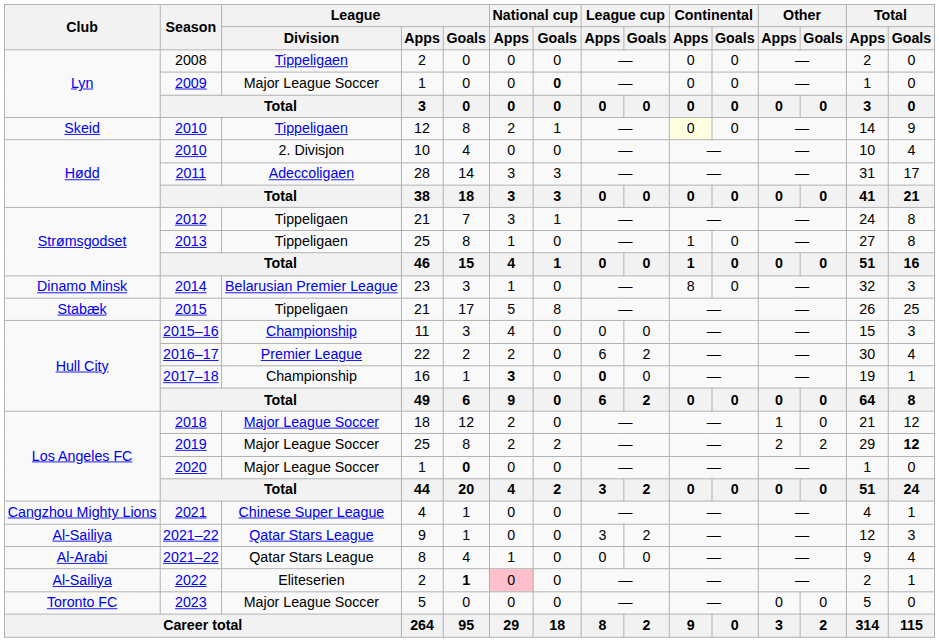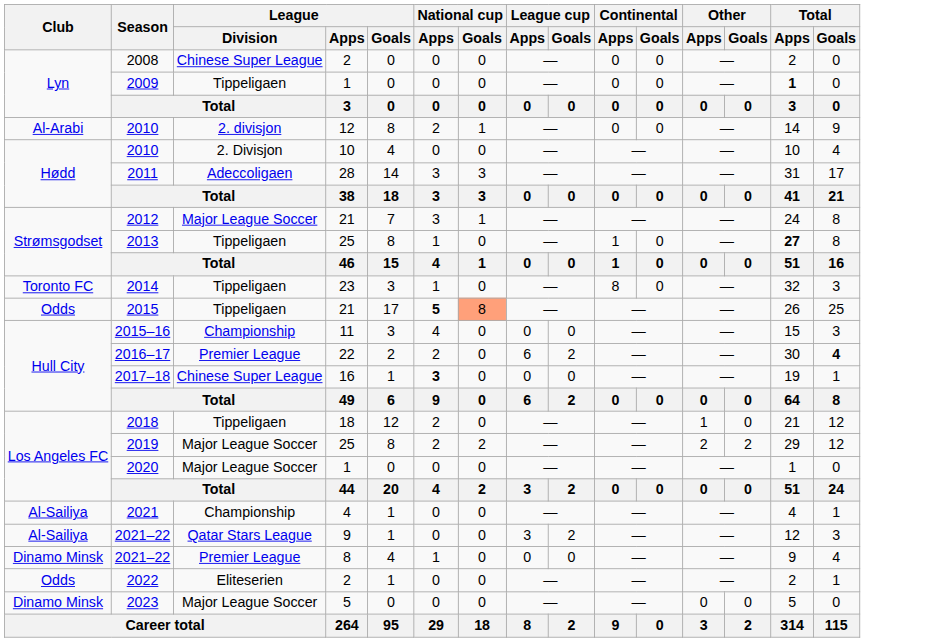(311, 60) Tippeligaen -> (250, 60) Chinese Super League
(311, 83) Major League Soccer -> (250, 83) Tippeligaen
(557, 83) bold -> (482, 83) normal
(867, 83) normal -> (792, 83) bold
(82, 128) Skeid -> (58, 128) Al-Arabi
(311, 128) Tippeligaen -> (250, 128) 2. divisjon
(691, 128) lightyellow background -> (615, 128) no background
(311, 219) Tippeligaen -> (250, 219) Major League Soccer
(867, 241) normal -> (792, 241) bold
(82, 286) Dinamo Minsk -> (58, 286) Toronto FC
(311, 286) Belarusian Premier League -> (250, 286) Tippeligaen
(82, 309) Stabæk -> (58, 309) Odds
(511, 309) normal -> (436, 309) bold
(557, 309) no background -> (482, 309) lightsalmon background
(911, 354) normal -> (836, 354) bold
(311, 377) Championship -> (250, 377) Chinese Super League
(602, 377) bold -> (527, 377) normal
(311, 422) Major League Soccer -> (250, 422) Tippeligaen
(911, 444) bold -> (836, 444) normal
(466, 467) bold -> (391, 467) normal
(82, 512) Cangzhou Mighty Lions -> (58, 512) Al-Sailiya
(311, 512) Chinese Super League -> (250, 512) Championship
(82, 557) Al-Arabi -> (58, 557) Dinamo Minsk
(311, 557) Qatar Stars League -> (250, 557) Premier League
(82, 580) Al-Sailiya -> (58, 580) Odds
(466, 580) bold -> (391, 580) normal
(511, 580) pink background -> (436, 580) no background
(82, 602) Toronto FC -> (58, 602) Dinamo Minsk
